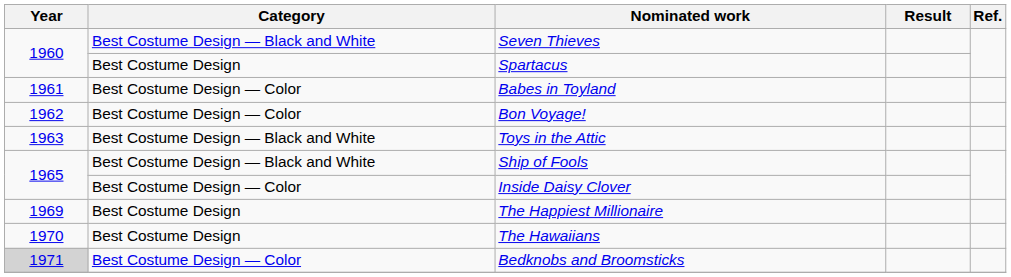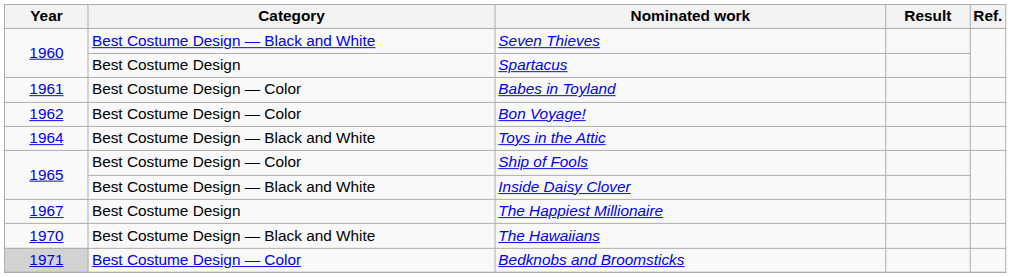(46, 138) 1963 -> (46, 138) 1964
(234, 162) Best Costume Design — Black and White -> (196, 162) Best Costume Design — Color
(196, 187) Best Costume Design — Color -> (234, 187) Best Costume Design — Black and White
(46, 211) 1969 -> (46, 211) 1967
(166, 235) Best Costume Design -> (234, 235) Best Costume Design — Black and White
